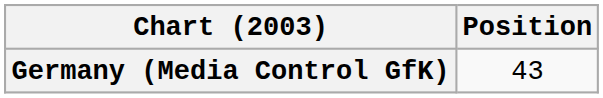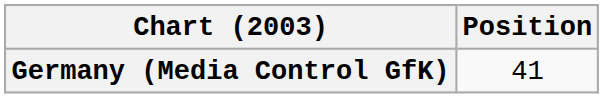(527, 71) 43 -> (527, 71) 41
